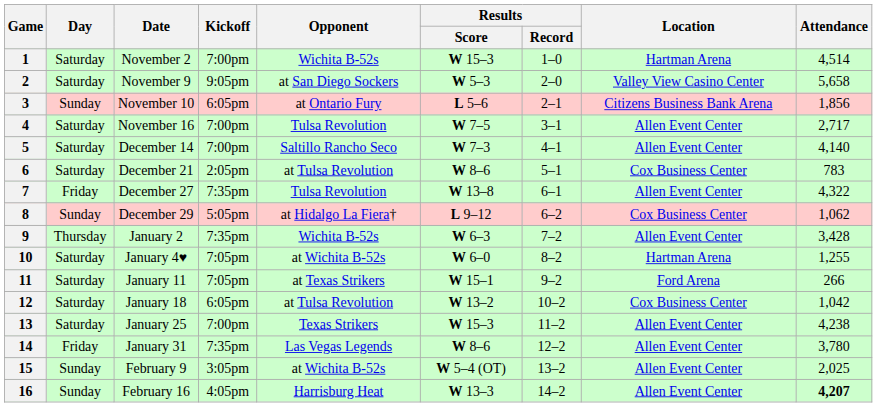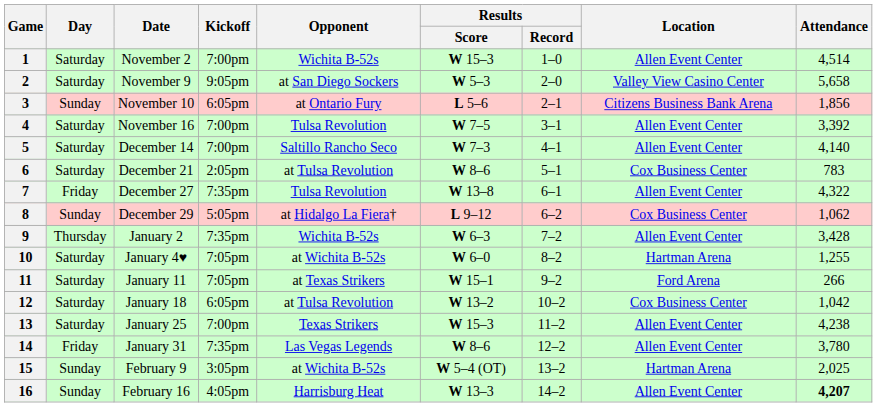(688, 59) Hartman Arena -> (688, 59) Allen Event Center
(834, 125) 2,717 -> (834, 125) 3,392
(688, 368) Allen Event Center -> (688, 368) Hartman Arena
